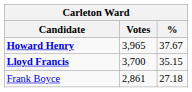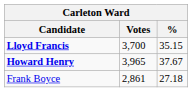rows swapped: (40, 45) <-> (38, 62)
